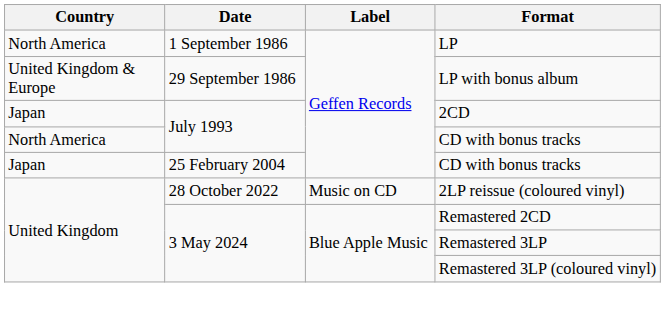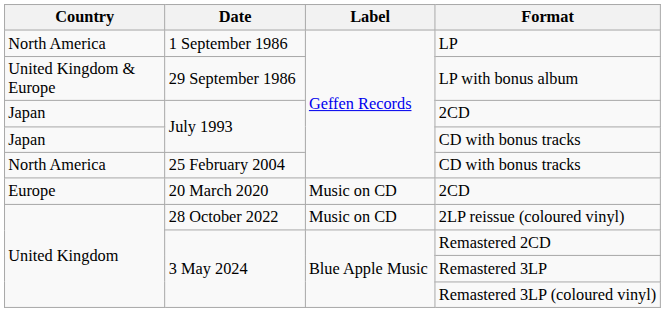(57, 139) North America -> (27, 139) Japan
(27, 165) Japan -> (57, 165) North America
+ row: (219, 191)
